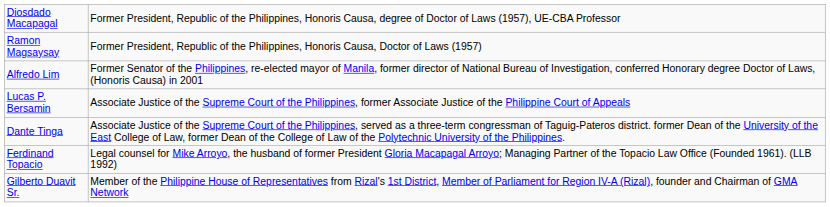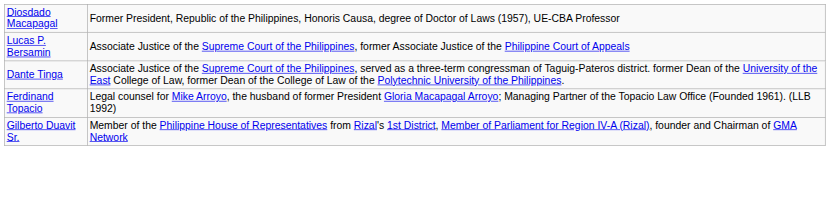- row: (33, 46)
- row: (33, 74)
